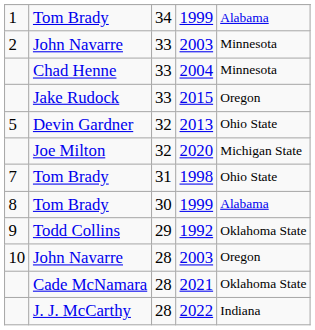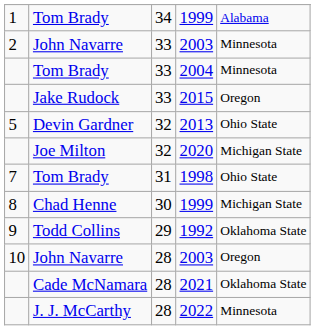(75, 71) Chad Henne -> (71, 71) Tom Brady
(71, 204) Tom Brady -> (75, 204) Chad Henne
(244, 204) Alabama -> (261, 204) Michigan State
(240, 310) Indiana -> (249, 310) Minnesota
